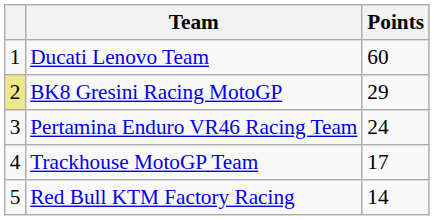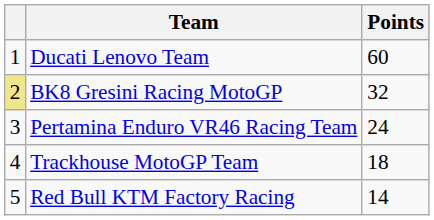(378, 92) 29 -> (378, 92) 32
(378, 162) 17 -> (378, 162) 18
